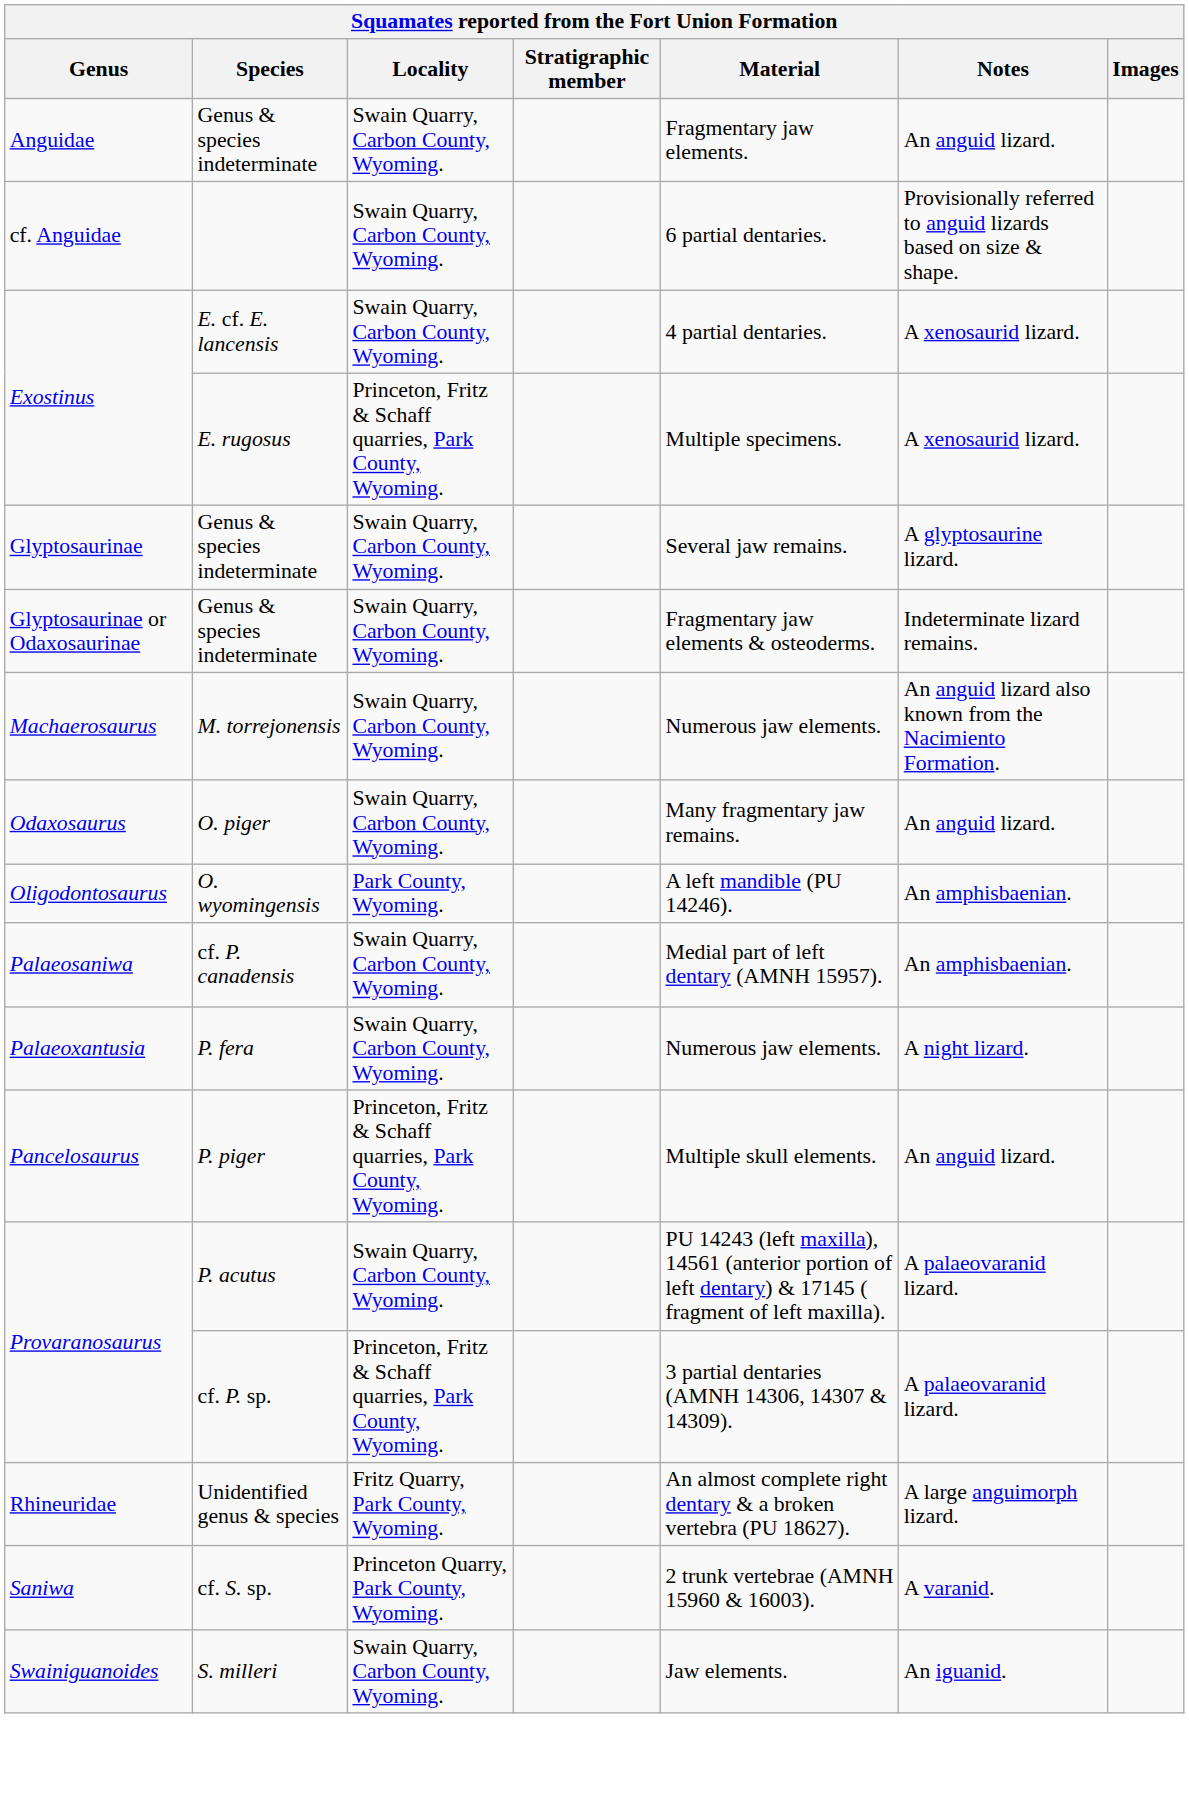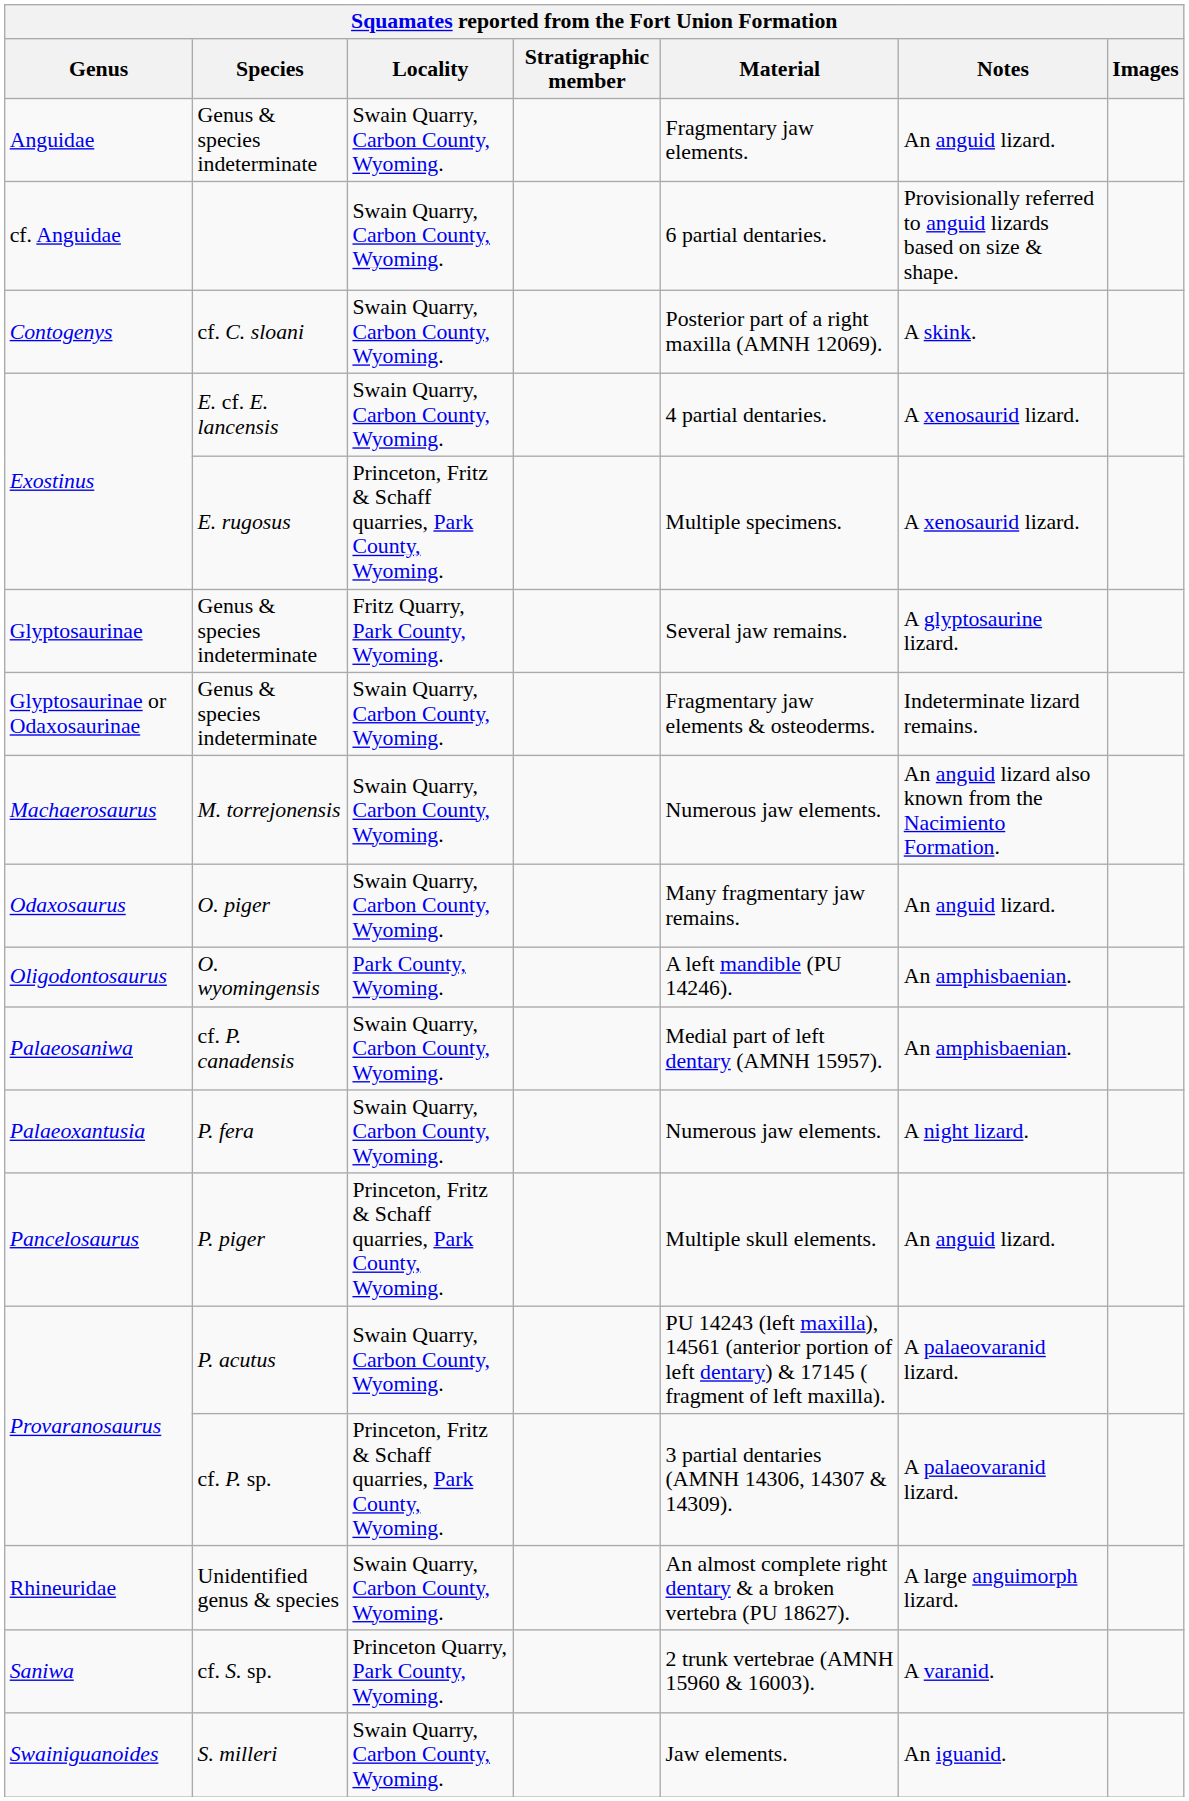+ row: (61, 331)
(421, 547) Swain Quarry, Carbon County, Wyoming. -> (409, 630) Fritz Quarry, Park County, Wyoming.
(409, 1504) Fritz Quarry, Park County, Wyoming. -> (421, 1587) Swain Quarry, Carbon County, Wyoming.
